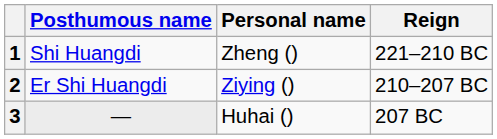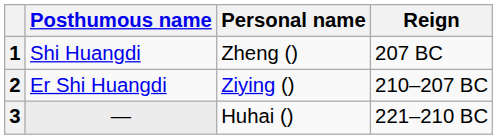(432, 52) 221–210 BC -> (409, 52) 207 BC
(409, 117) 207 BC -> (432, 117) 221–210 BC
